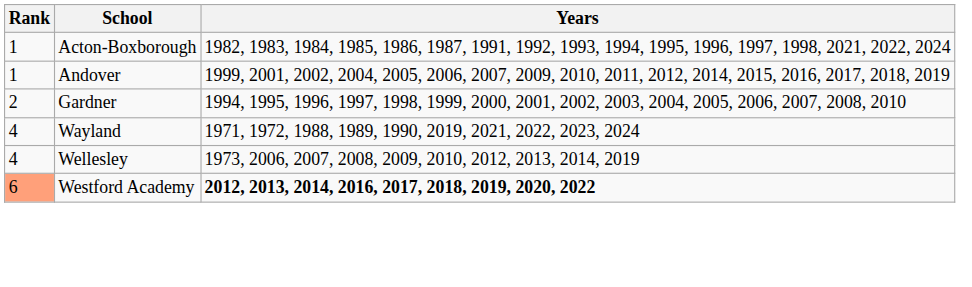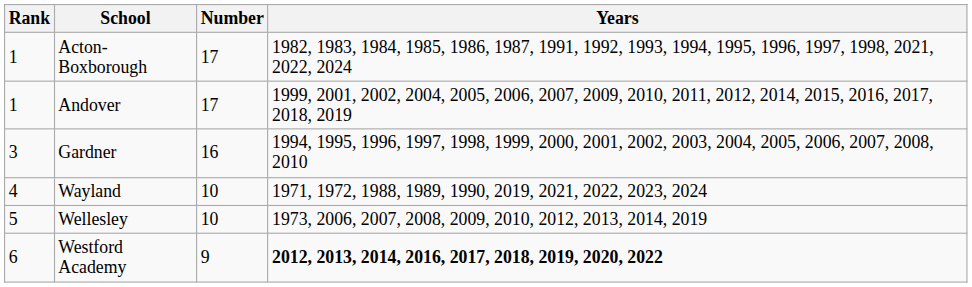+ column: (232, 18)
(13, 103) 2 -> (13, 153) 3
(13, 159) 4 -> (13, 219) 5
(13, 187) lightsalmon background -> (13, 257) no background
